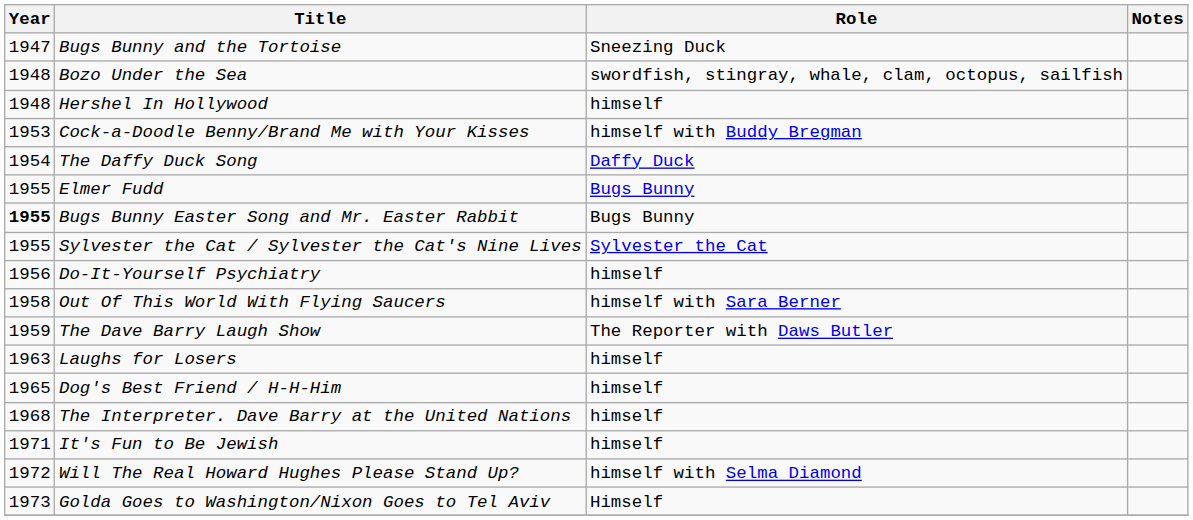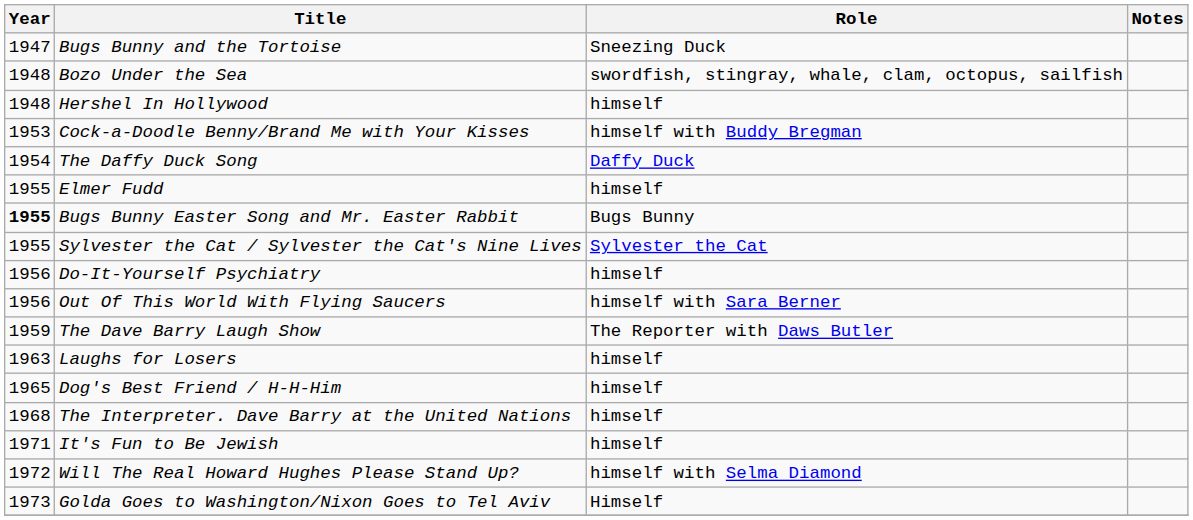(642, 189) Bugs Bunny -> (627, 189) himself
(30, 303) 1958 -> (30, 303) 1956
